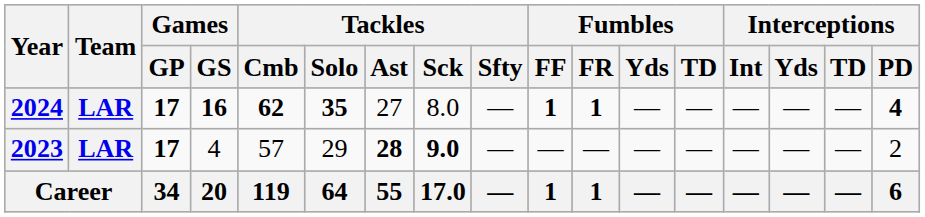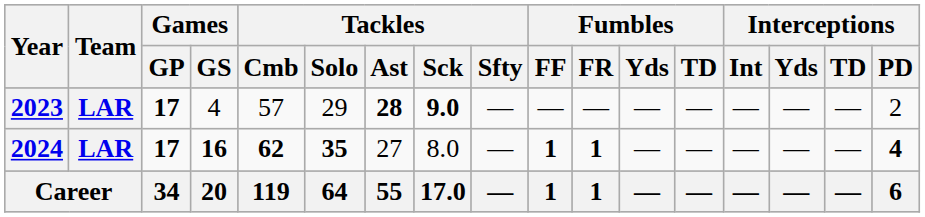rows swapped: (37, 149) <-> (37, 107)
